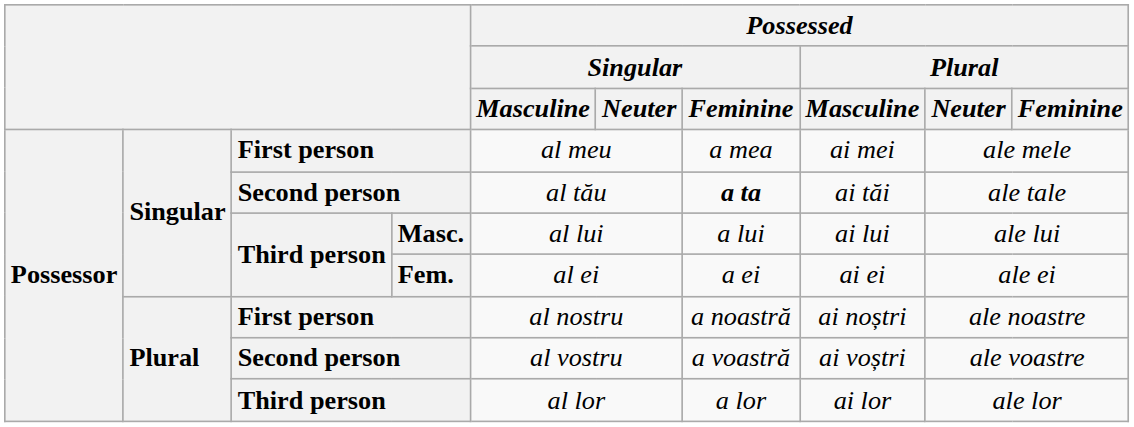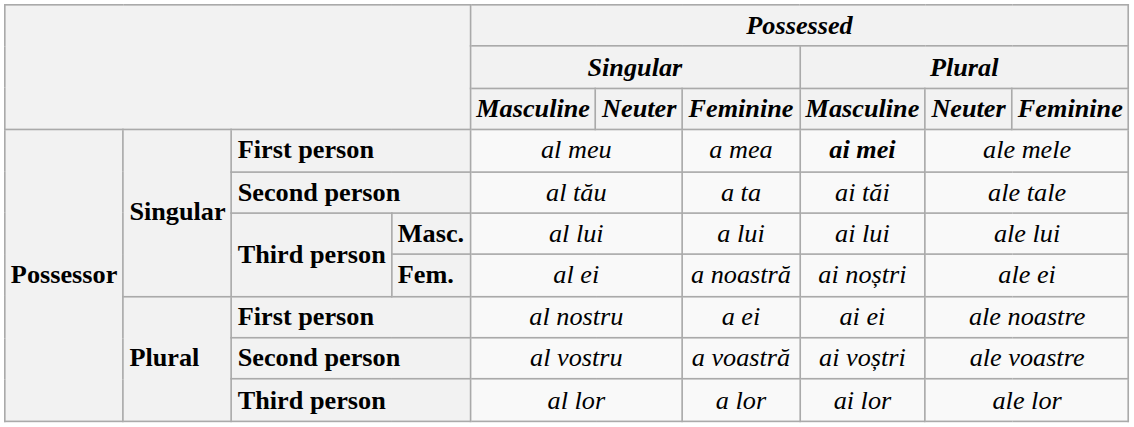(862, 150) normal -> (862, 150) bold
(741, 191) bold -> (741, 191) normal
(741, 274) a ei -> (741, 274) a noastră
(862, 274) ai ei -> (862, 274) ai noștri
(741, 316) a noastră -> (741, 316) a ei
(862, 316) ai noștri -> (862, 316) ai ei
